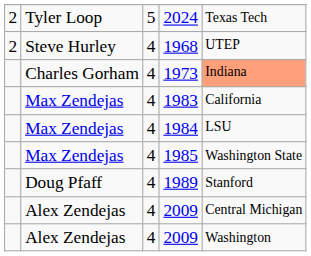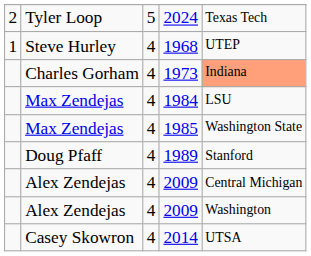(13, 45) 2 -> (13, 45) 1
- row: (74, 100)
+ row: (80, 237)
